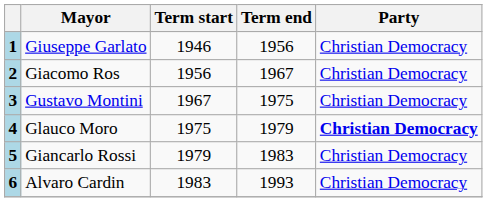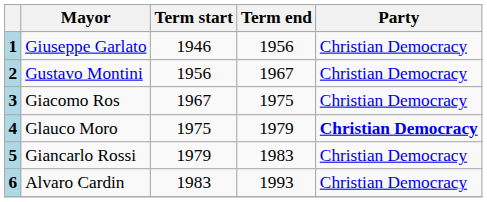(72, 73) Giacomo Ros -> (84, 73) Gustavo Montini
(84, 100) Gustavo Montini -> (72, 100) Giacomo Ros
